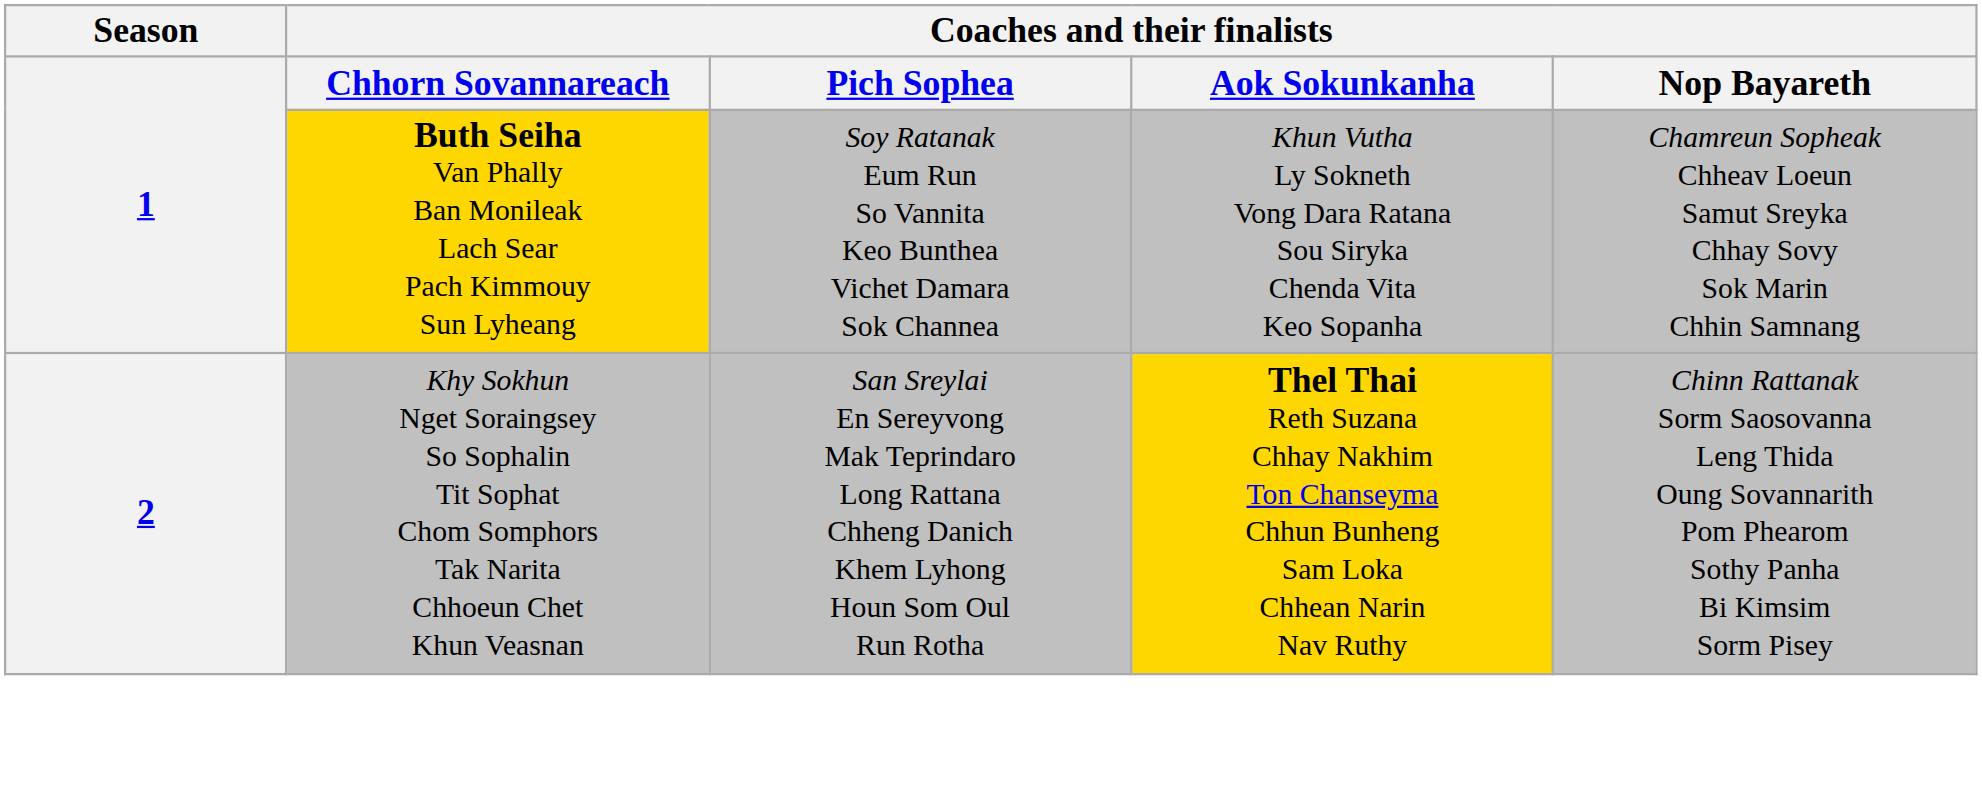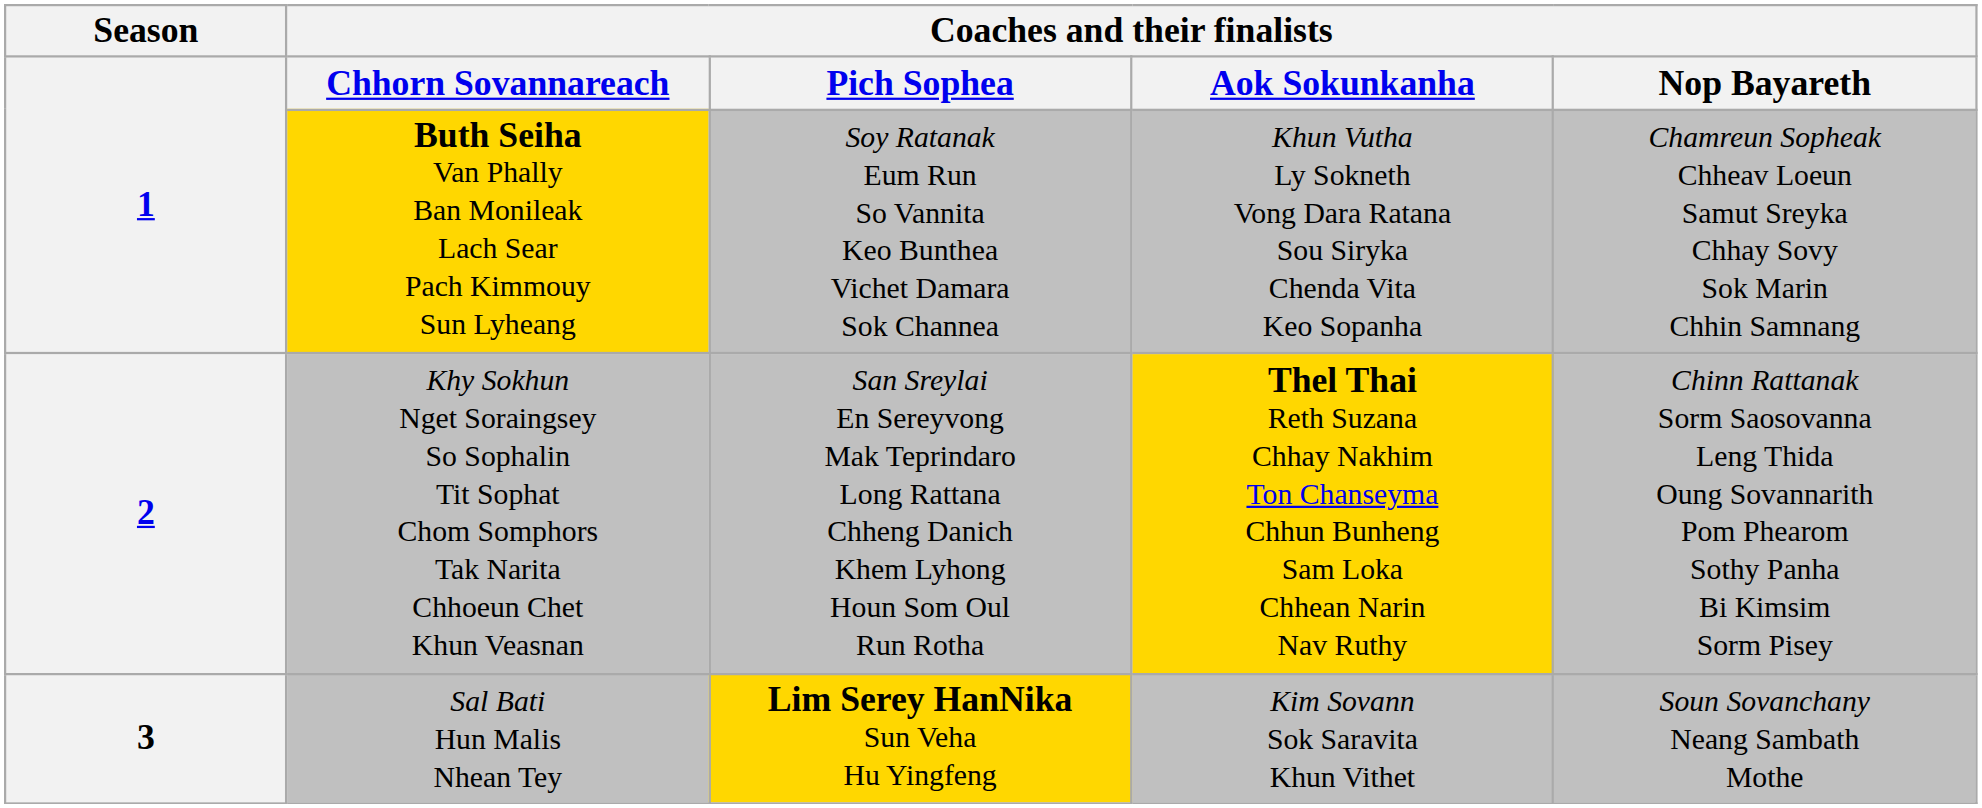+ row: (146, 737)
